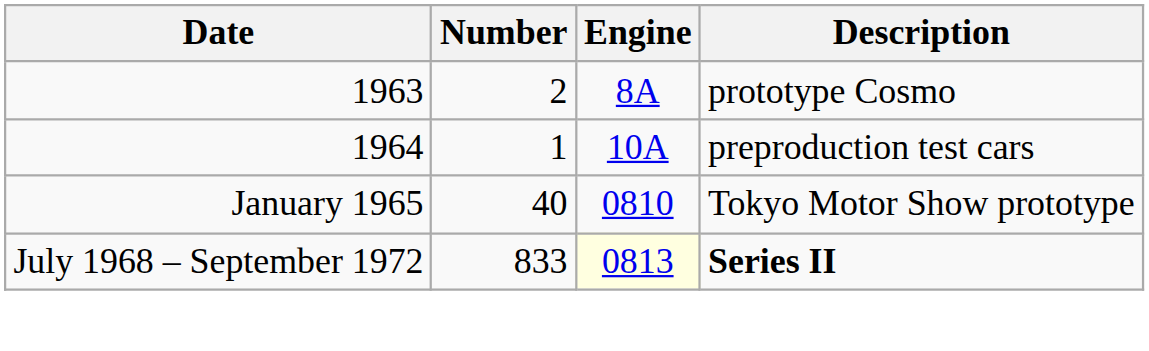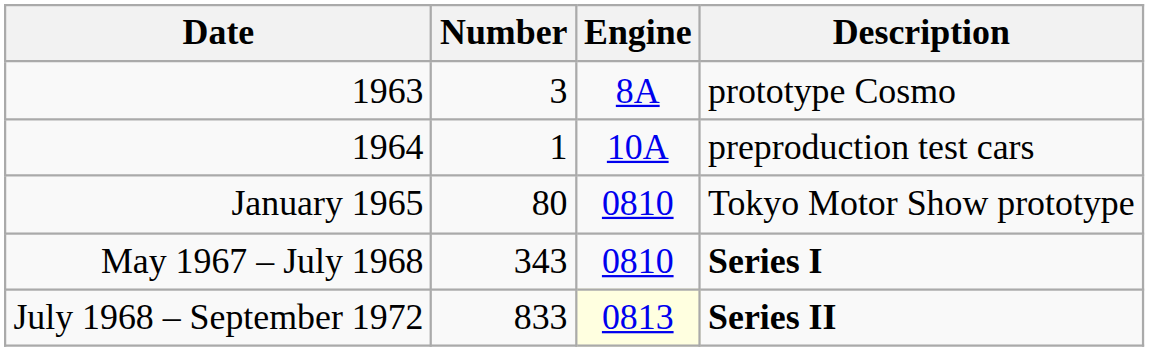(559, 89) 2 -> (559, 89) 3
(550, 203) 40 -> (550, 203) 80
+ row: (262, 260)
